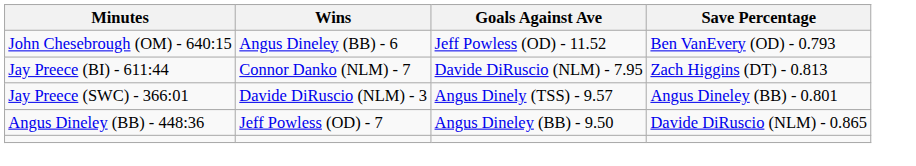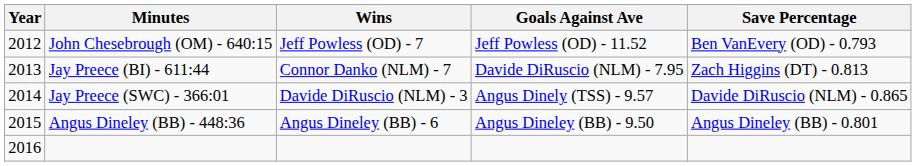+ column: (25, 17)
(318, 43) Angus Dineley (BB) - 6 -> (352, 43) Jeff Powless (OD) - 7
(744, 95) Angus Dineley (BB) - 0.801 -> (799, 95) Davide DiRuscio (NLM) - 0.865
(311, 122) Jeff Powless (OD) - 7 -> (359, 122) Angus Dineley (BB) - 6
(759, 122) Davide DiRuscio (NLM) - 0.865 -> (785, 122) Angus Dineley (BB) - 0.801
